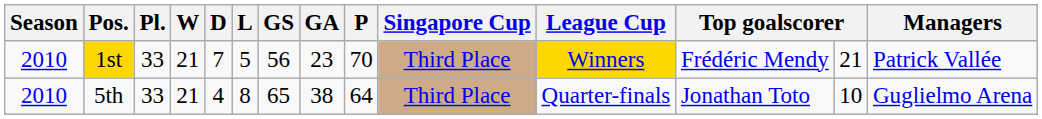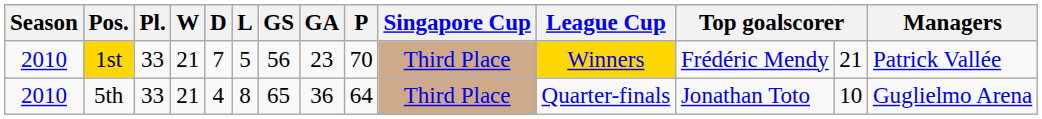(322, 95) 38 -> (322, 95) 36
